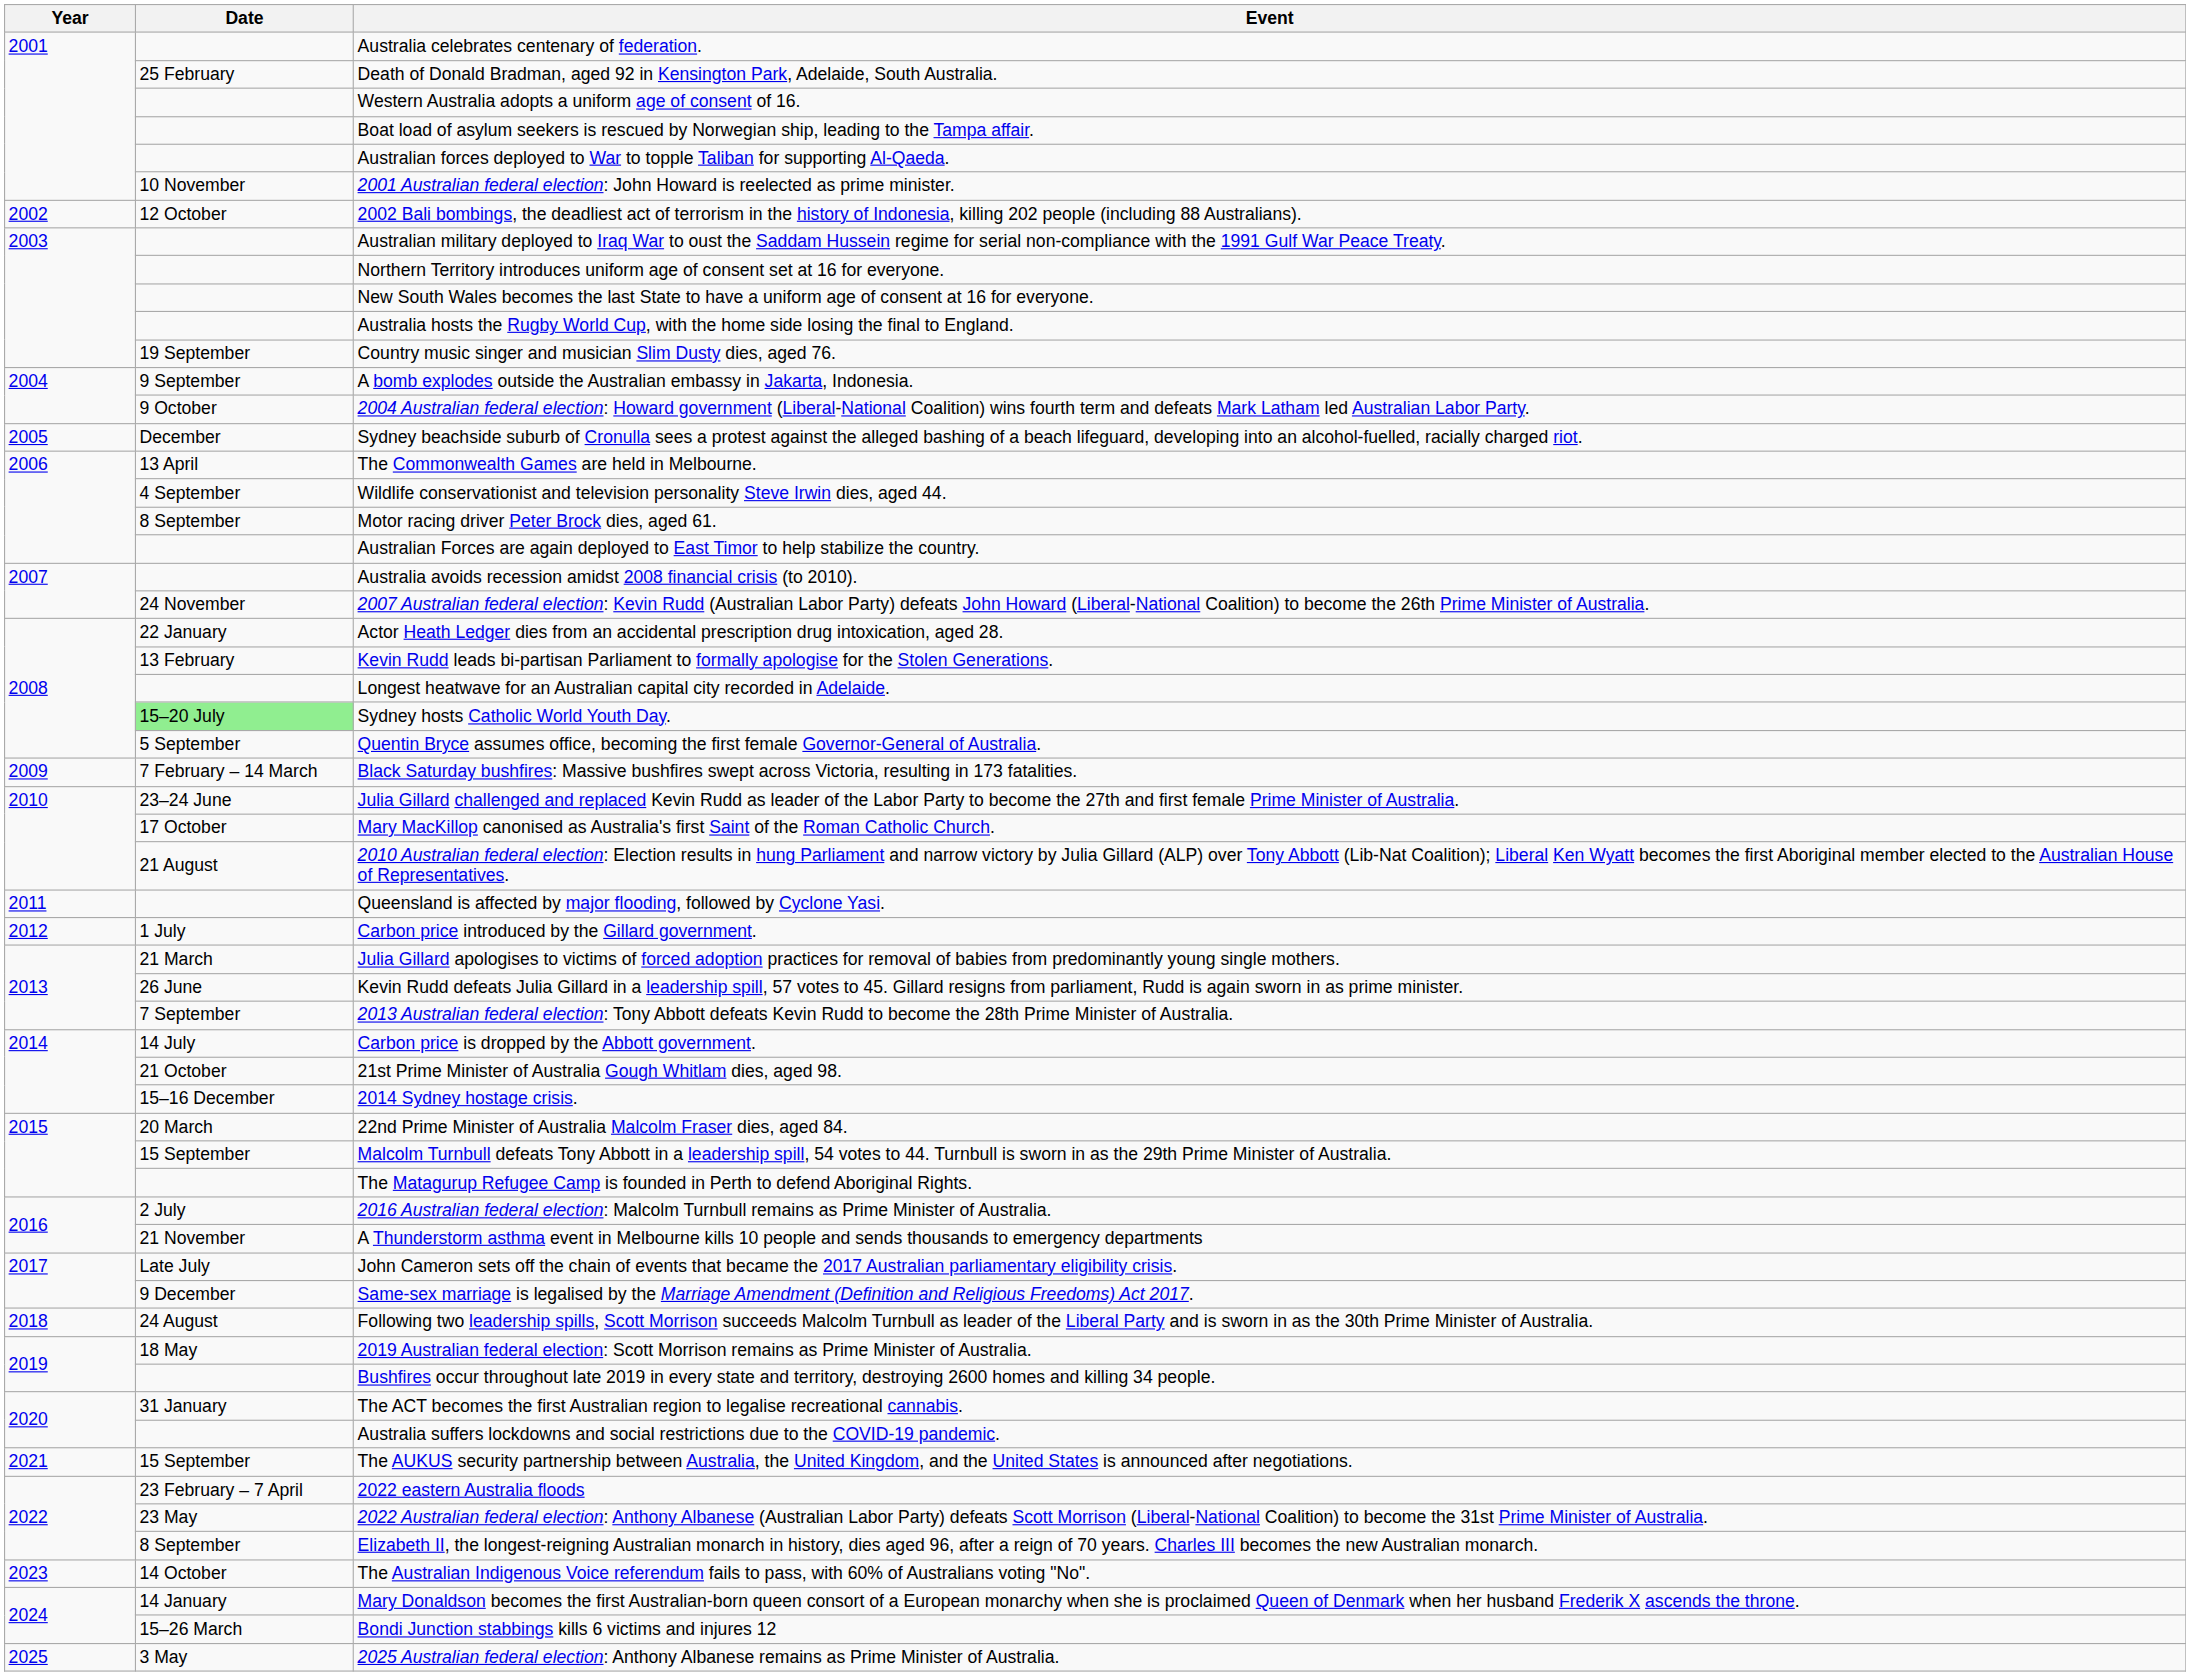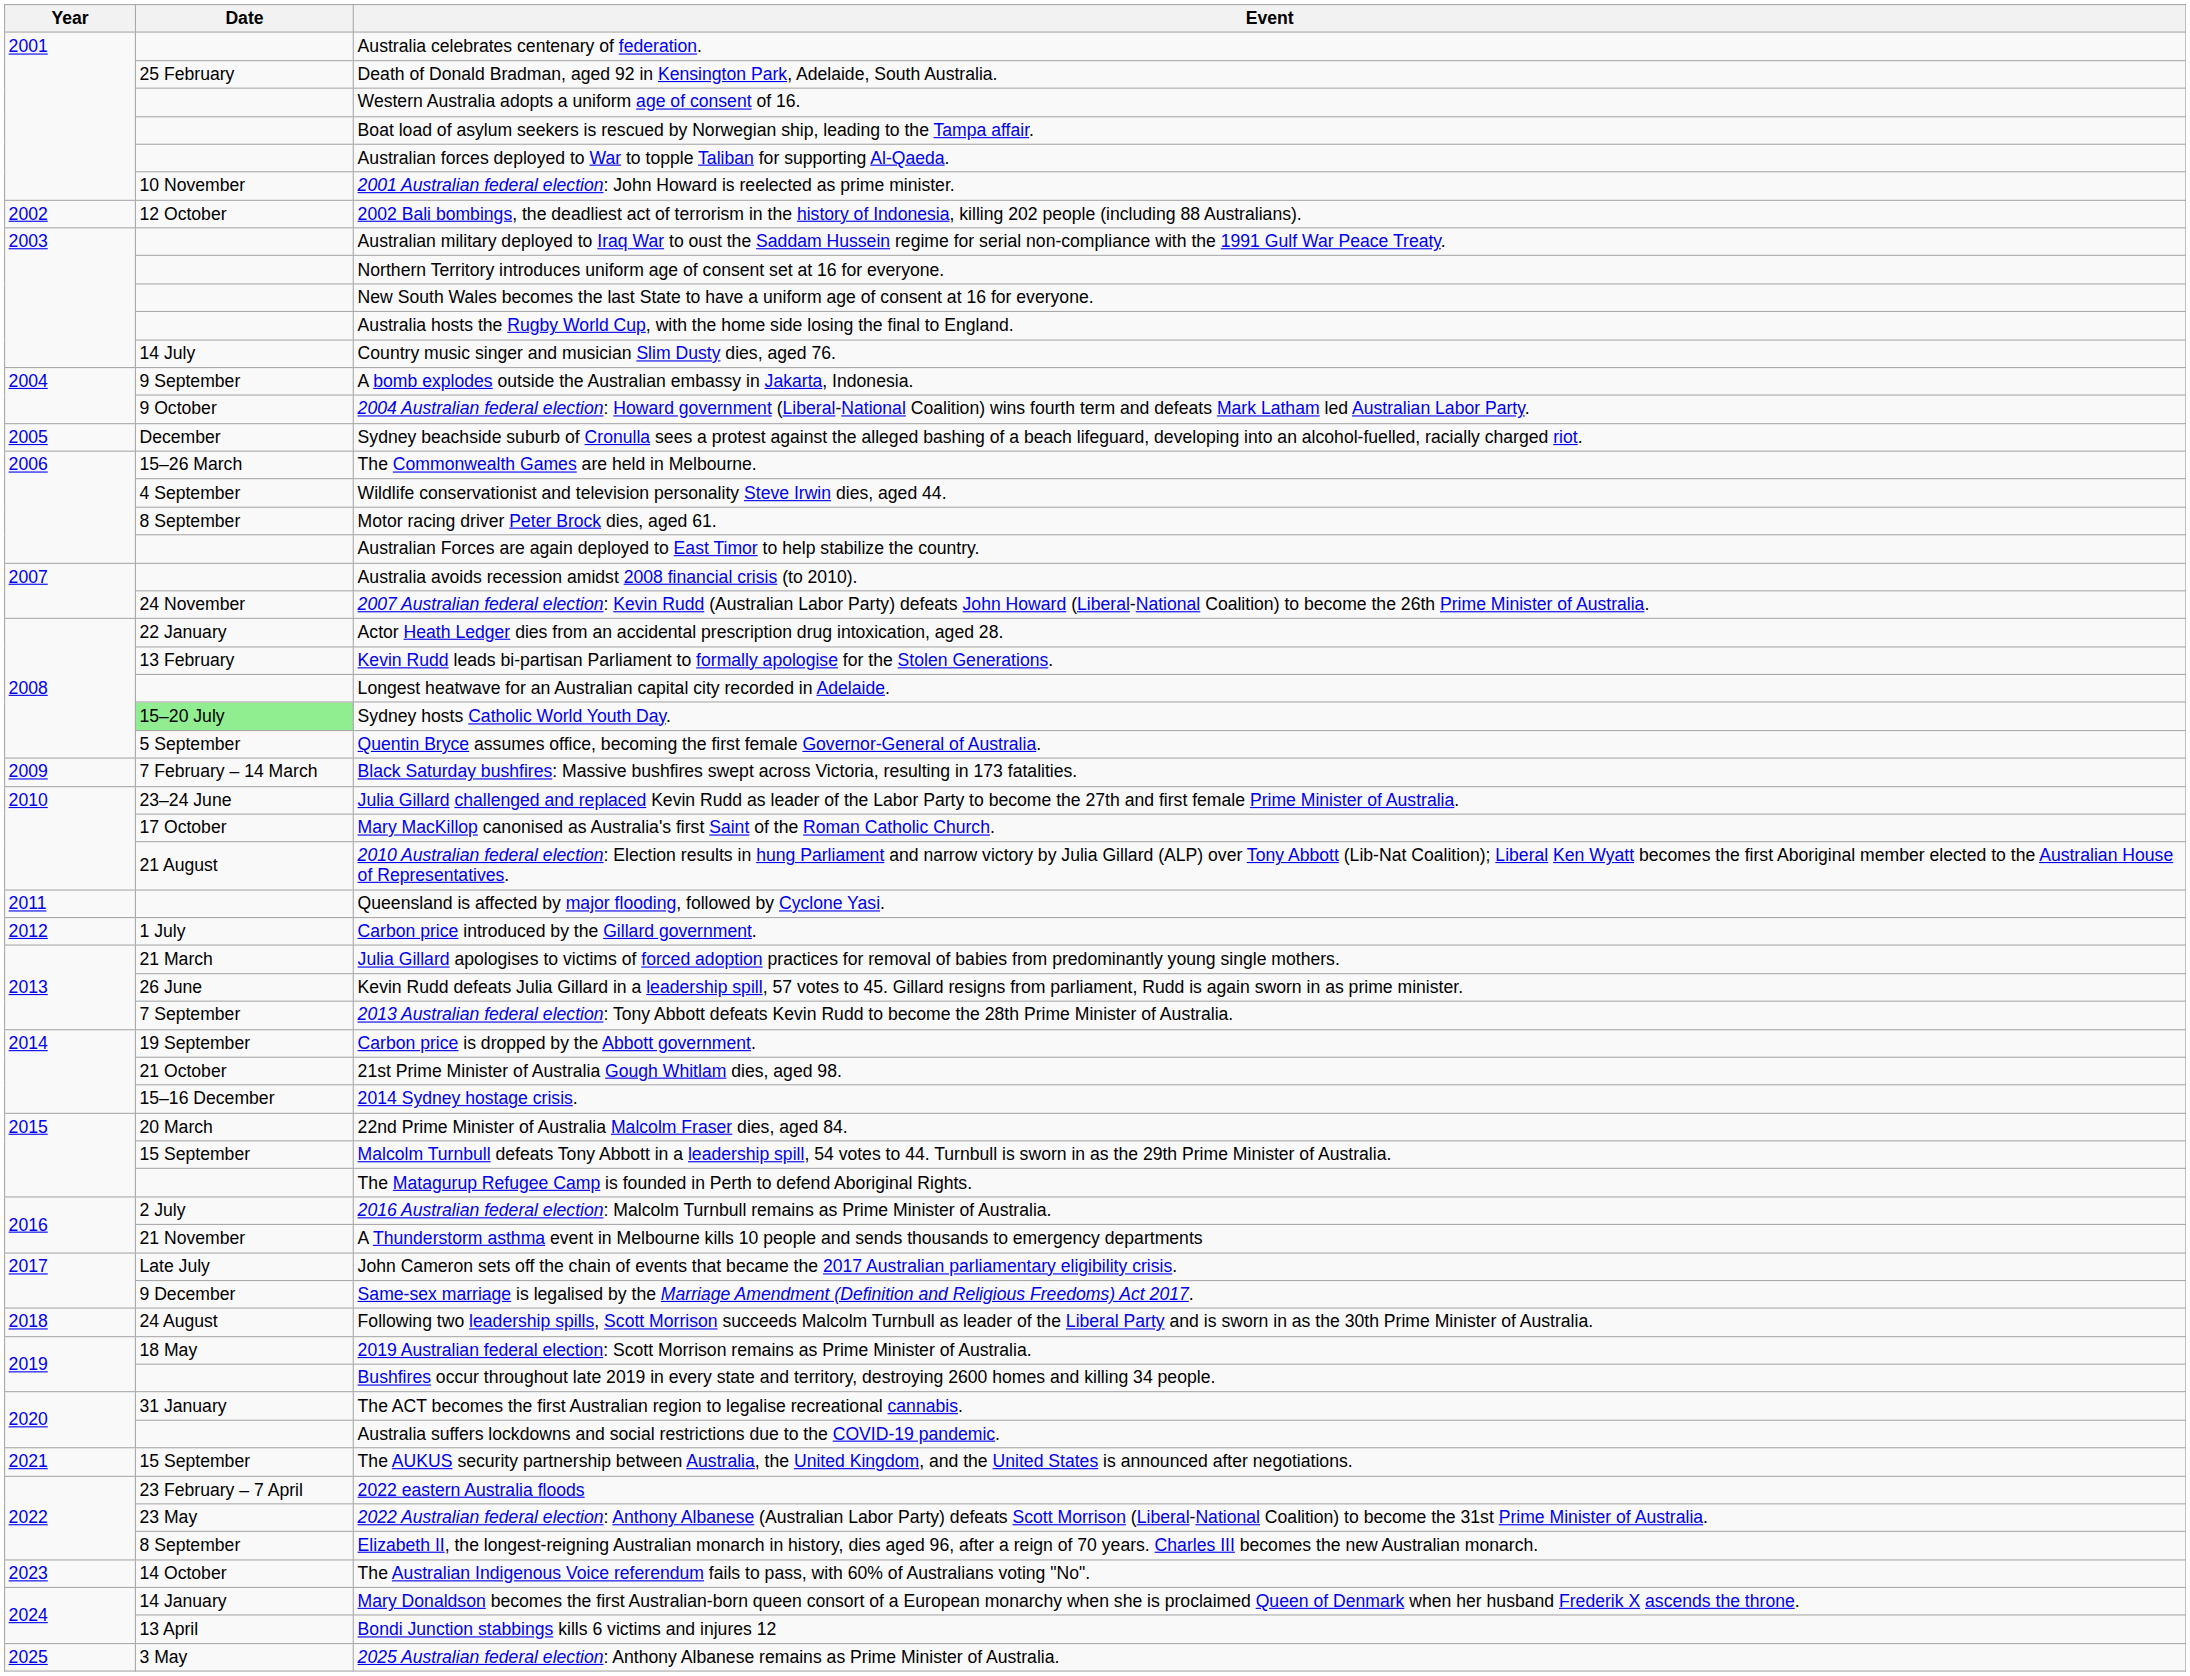(195, 353) 19 September -> (167, 353) 14 July
(169, 465) 13 April -> (191, 465) 15–26 March
(167, 1043) 14 July -> (195, 1043) 19 September
(191, 1629) 15–26 March -> (169, 1629) 13 April
